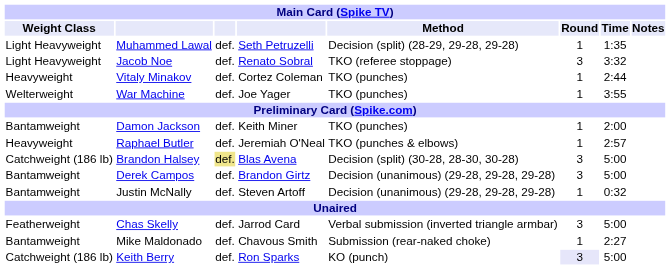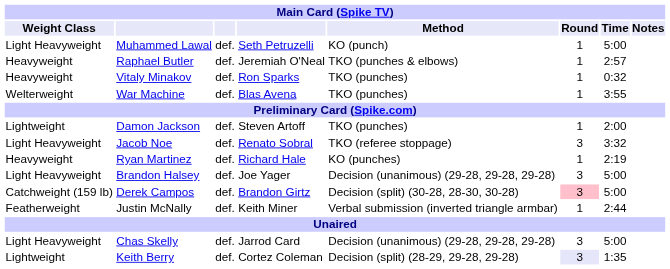(424, 45) Decision (split) (28-29, 29-28, 29-28) -> (358, 45) KO (punch)
(615, 45) 1:35 -> (615, 45) 5:00
rows swapped: (144, 61) <-> (155, 143)
(280, 77) Cortez Coleman -> (269, 77) Ron Sparks
(615, 77) 2:44 -> (615, 77) 0:32
(264, 94) Joe Yager -> (267, 94) Blas Avena
(43, 126) Bantamweight -> (35, 126) Lightweight
(268, 126) Keith Miner -> (272, 126) Steven Artoff
+ row: (154, 159)
(59, 159) Catchweight (186 lb) -> (53, 175) Light Heavyweight
(225, 159) khaki background -> (225, 175) no background
(267, 159) Blas Avena -> (264, 175) Joe Yager
(424, 159) Decision (split) (30-28, 28-30, 30-28) -> (442, 175) Decision (unanimous) (29-28, 29-28, 29-28)
(43, 175) Bantamweight -> (59, 192) Catchweight (159 lb)
(442, 175) Decision (unanimous) (29-28, 29-28, 29-28) -> (424, 192) Decision (split) (30-28, 28-30, 30-28)
(580, 175) no background -> (580, 192) pink background
(43, 192) Bantamweight -> (43, 208) Featherweight
(272, 192) Steven Artoff -> (268, 208) Keith Miner
(442, 192) Decision (unanimous) (29-28, 29-28, 29-28) -> (443, 208) Verbal submission (inverted triangle armbar)
(615, 192) 0:32 -> (615, 208) 2:44
(43, 224) Featherweight -> (53, 241) Light Heavyweight
(443, 224) Verbal submission (inverted triangle armbar) -> (442, 241) Decision (unanimous) (29-28, 29-28, 29-28)
- row: (159, 241)
(59, 257) Catchweight (186 lb) -> (35, 257) Lightweight
(269, 257) Ron Sparks -> (280, 257) Cortez Coleman
(358, 257) KO (punch) -> (424, 257) Decision (split) (28-29, 29-28, 29-28)
(615, 257) 5:00 -> (615, 257) 1:35
